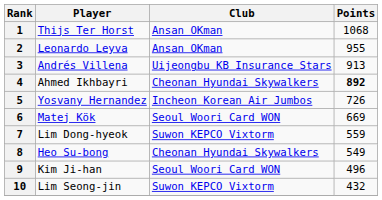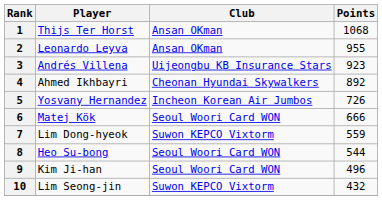(356, 65) 913 -> (356, 65) 923
(356, 83) bold -> (356, 83) normal
(356, 117) 669 -> (356, 117) 666
(235, 152) Cheonan Hyundai Skywalkers -> (216, 152) Seoul Woori Card WON
(356, 152) 549 -> (356, 152) 544
